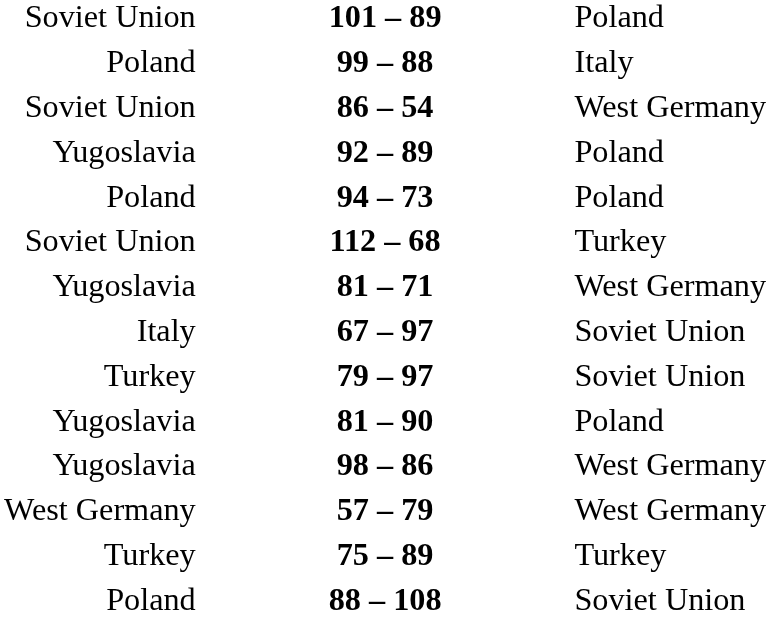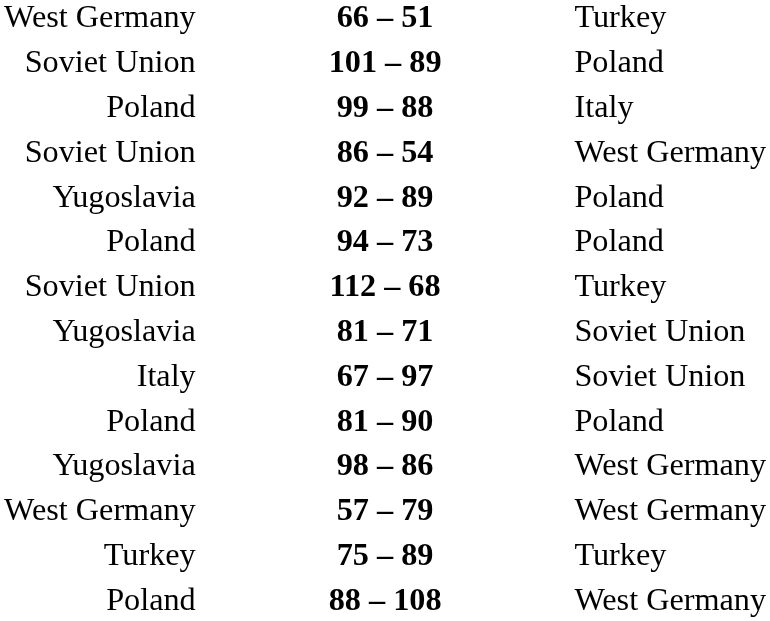+ row: (385, 16)
(670, 285) West Germany -> (660, 330) Soviet Union
- row: (385, 375)
(124, 419) Yugoslavia -> (151, 419) Poland
(660, 599) Soviet Union -> (670, 599) West Germany
